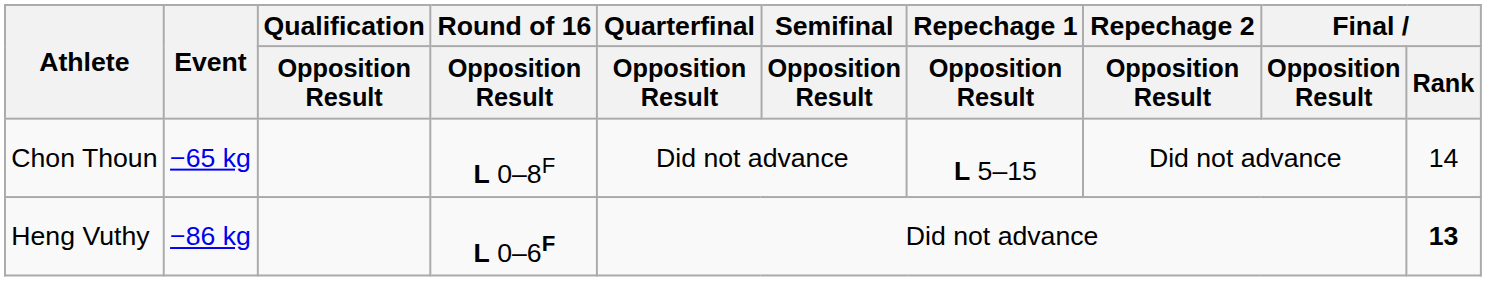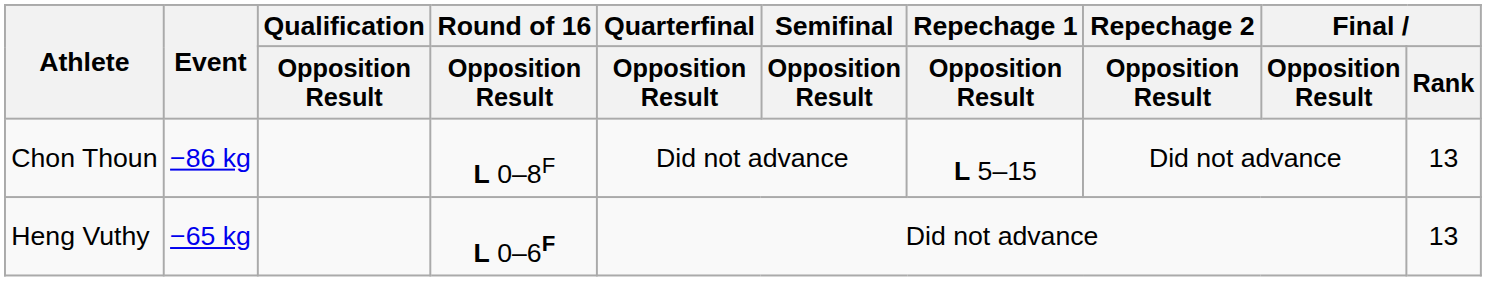(210, 157) −65 kg -> (210, 157) −86 kg
(1443, 157) 14 -> (1443, 157) 13
(210, 235) −86 kg -> (210, 235) −65 kg
(1443, 235) bold -> (1443, 235) normal
